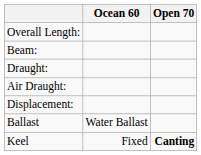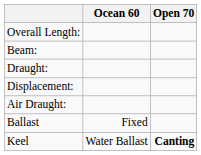rows swapped: (37, 86) <-> (40, 104)
(117, 123) Water Ballast -> (135, 123) Fixed
(135, 141) Fixed -> (117, 141) Water Ballast
